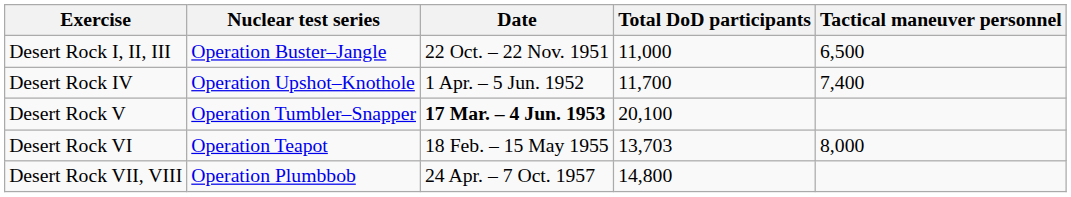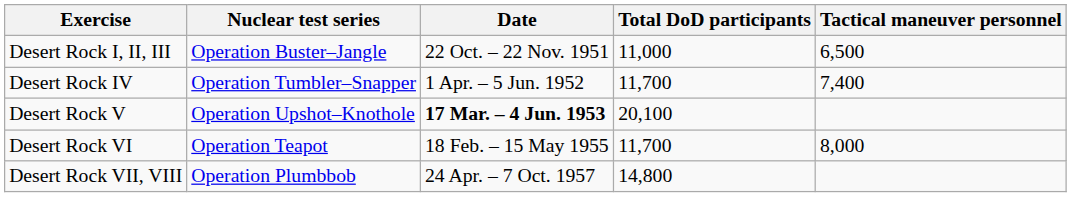(303, 82) Operation Upshot–Knothole -> (304, 82) Operation Tumbler–Snapper
(304, 113) Operation Tumbler–Snapper -> (303, 113) Operation Upshot–Knothole
(645, 144) 13,703 -> (645, 144) 11,700
